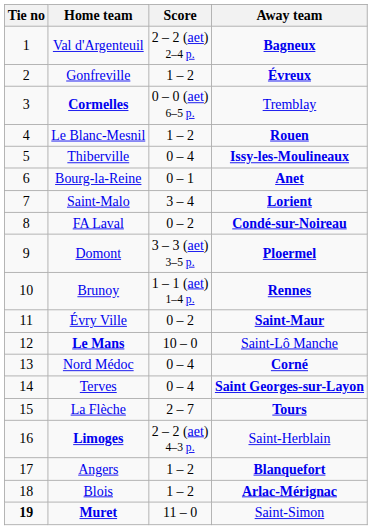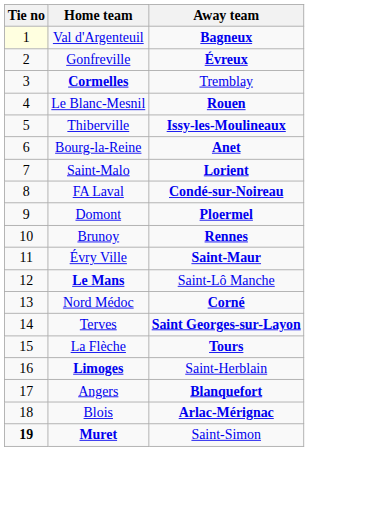- column: (180, 15)
(26, 45) no background -> (26, 37) lightyellow background
